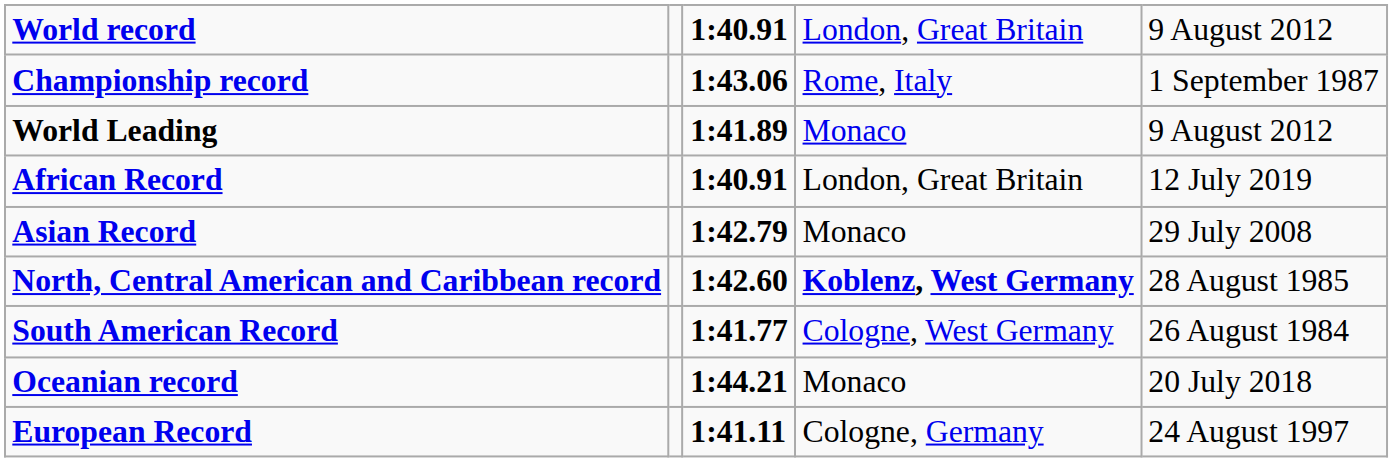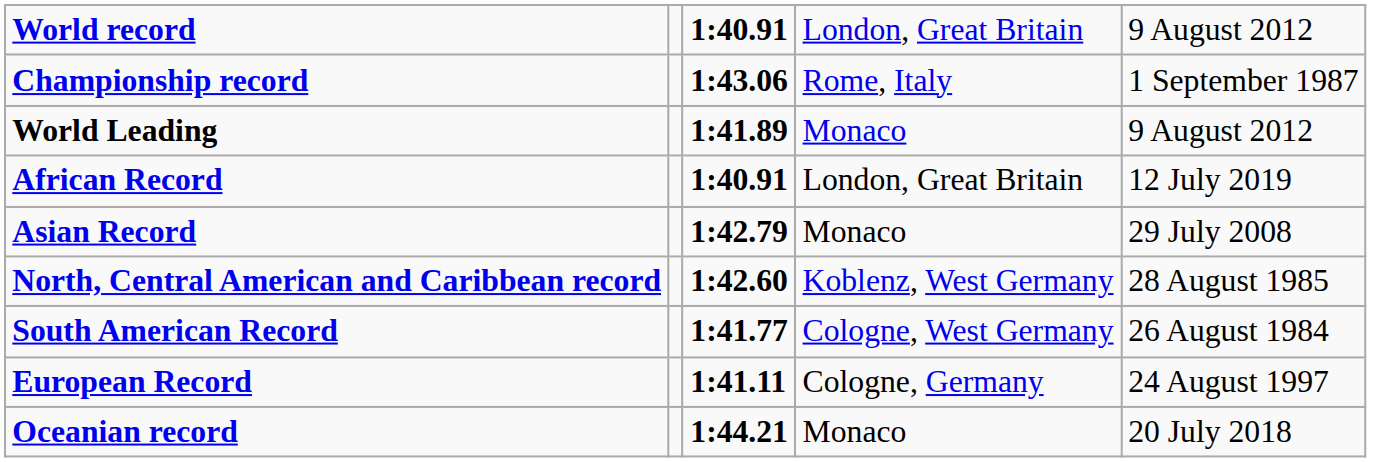(968, 280) bold -> (958, 280) normal
rows swapped: (132, 431) <-> (125, 381)
